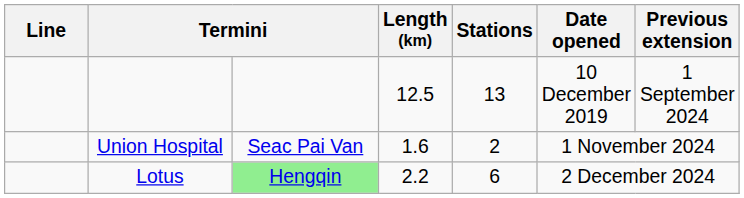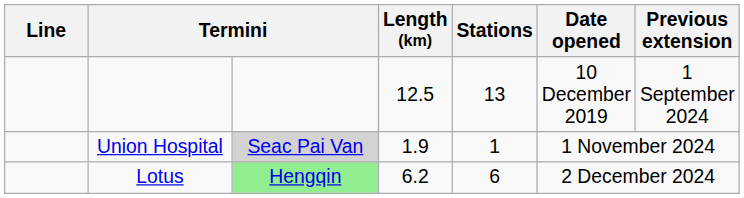(305, 146) no background -> (305, 146) lightgrey background
(415, 146) 1.6 -> (415, 146) 1.9
(495, 146) 2 -> (495, 146) 1
(415, 177) 2.2 -> (415, 177) 6.2
